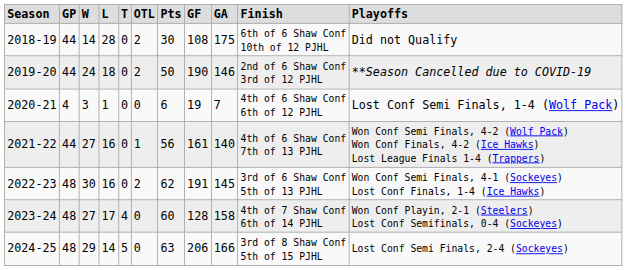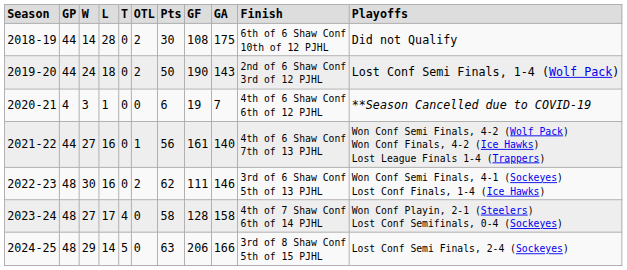(224, 72) 146 -> (224, 72) 143
(471, 72) **Season Cancelled due to COVID-19 -> (486, 72) Lost Conf Semi Finals, 1-4 (Wolf Pack)
(486, 105) Lost Conf Semi Finals, 1-4 (Wolf Pack) -> (471, 105) **Season Cancelled due to COVID-19
(198, 184) 191 -> (198, 184) 111
(224, 184) 145 -> (224, 184) 146
(167, 216) 60 -> (167, 216) 58
